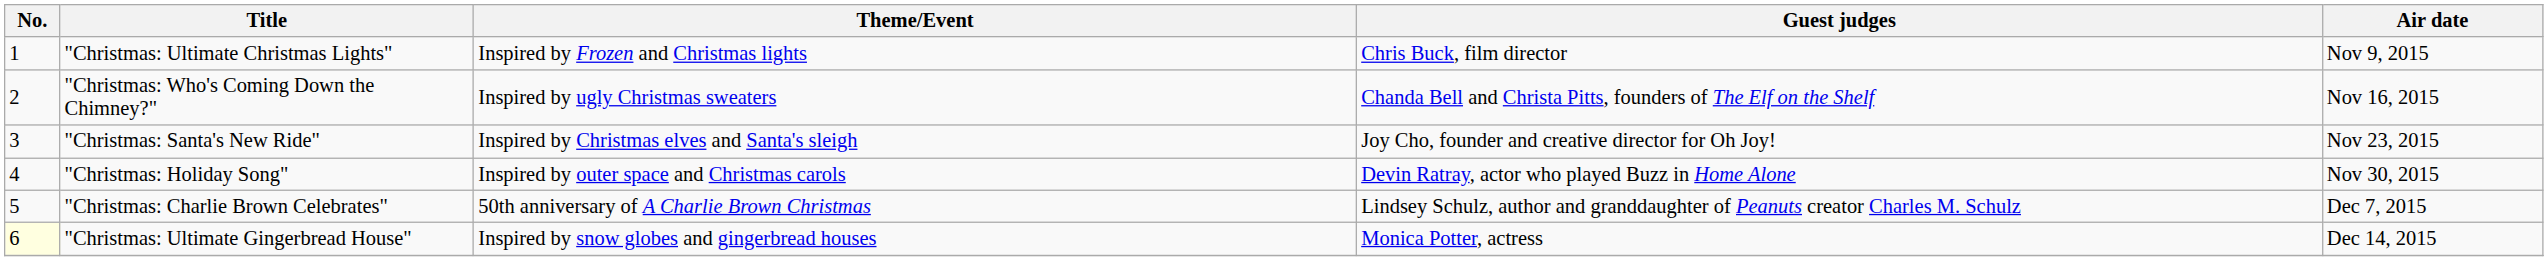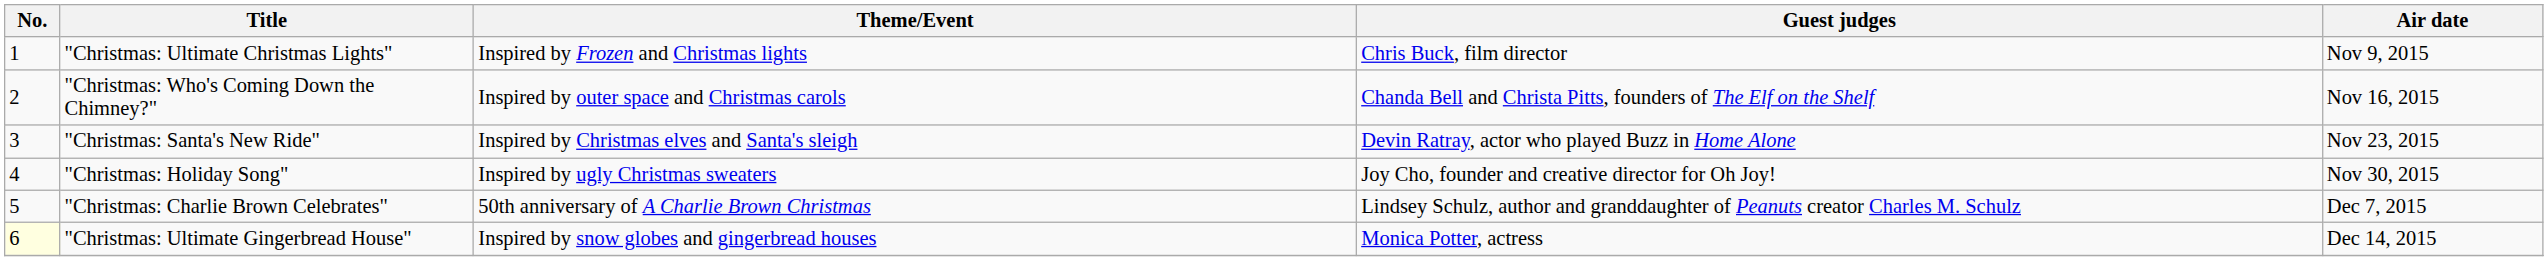(627, 97) Inspired by ugly Christmas sweaters -> (662, 97) Inspired by outer space and Christmas carols
(1568, 141) Joy Cho, founder and creative director for Oh Joy! -> (1578, 141) Devin Ratray, actor who played Buzz in Home Alone
(662, 173) Inspired by outer space and Christmas carols -> (627, 173) Inspired by ugly Christmas sweaters
(1578, 173) Devin Ratray, actor who played Buzz in Home Alone -> (1568, 173) Joy Cho, founder and creative director for Oh Joy!
